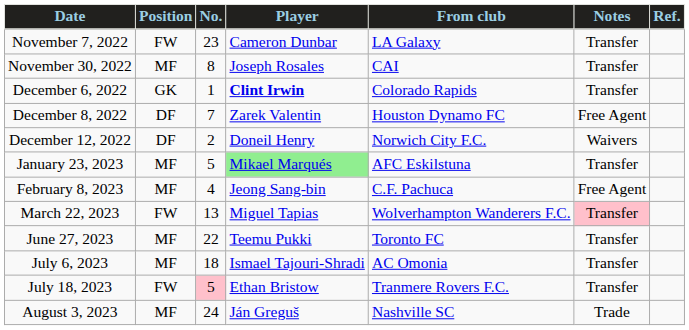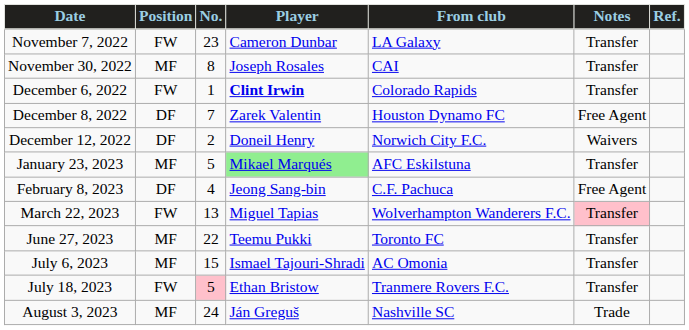(166, 90) GK -> (166, 90) FW
(166, 189) MF -> (166, 189) DF
(211, 262) 18 -> (211, 262) 15
